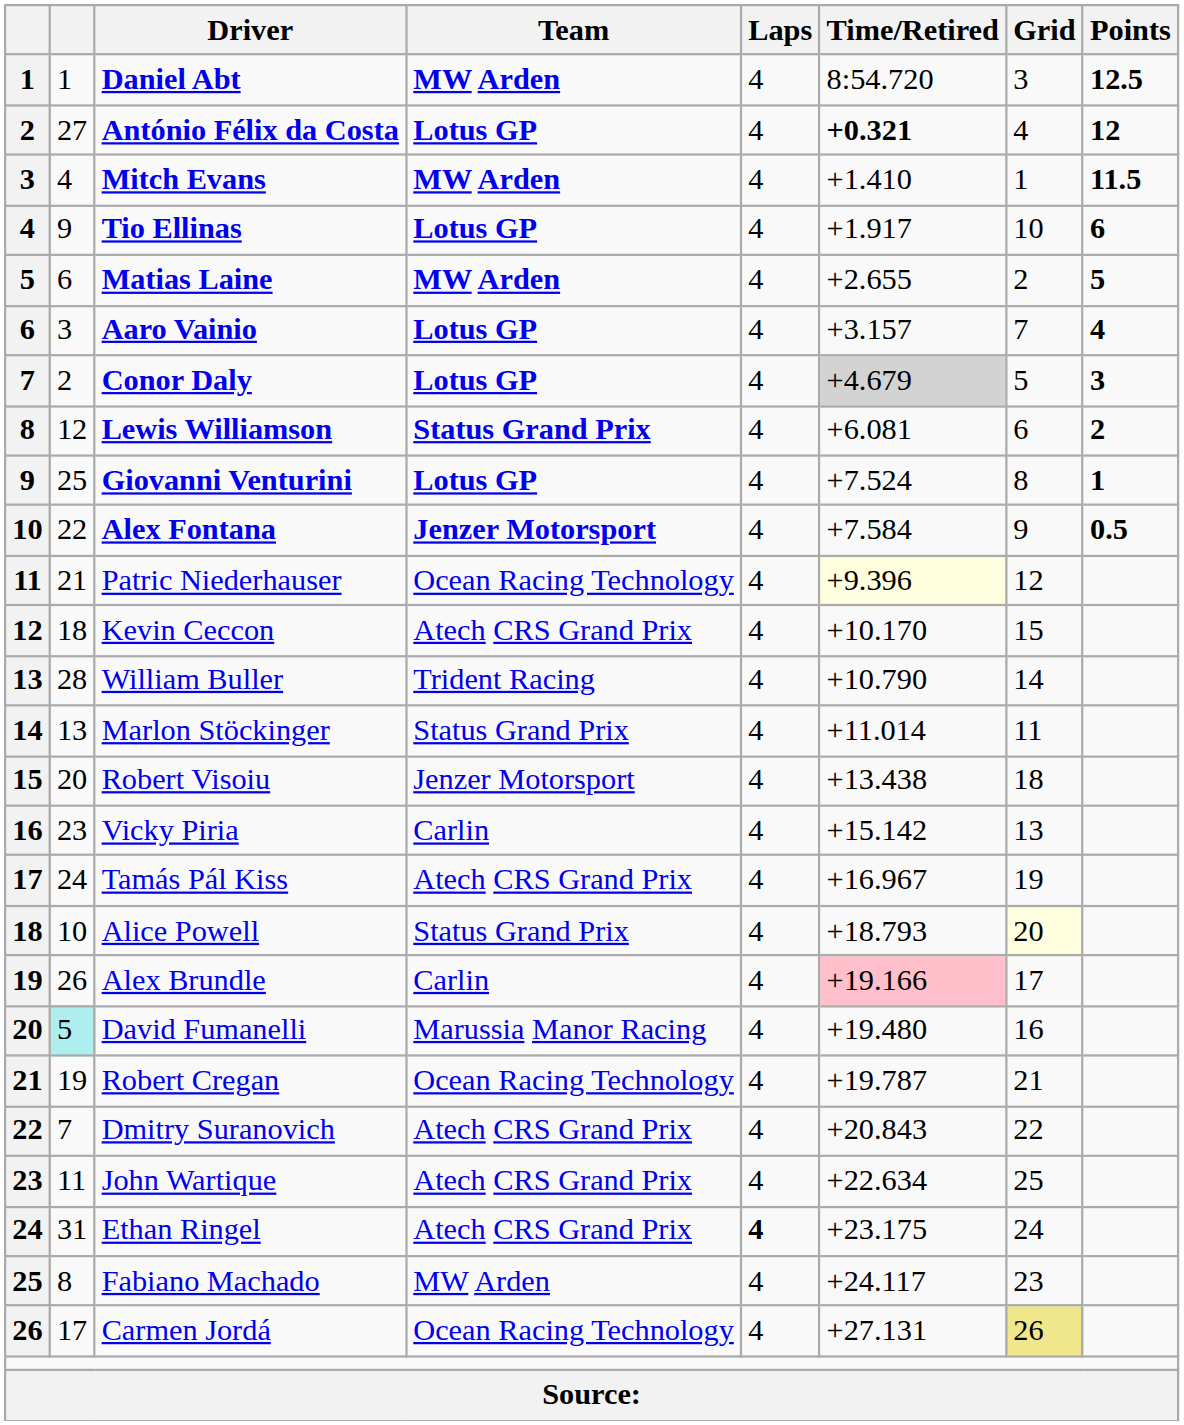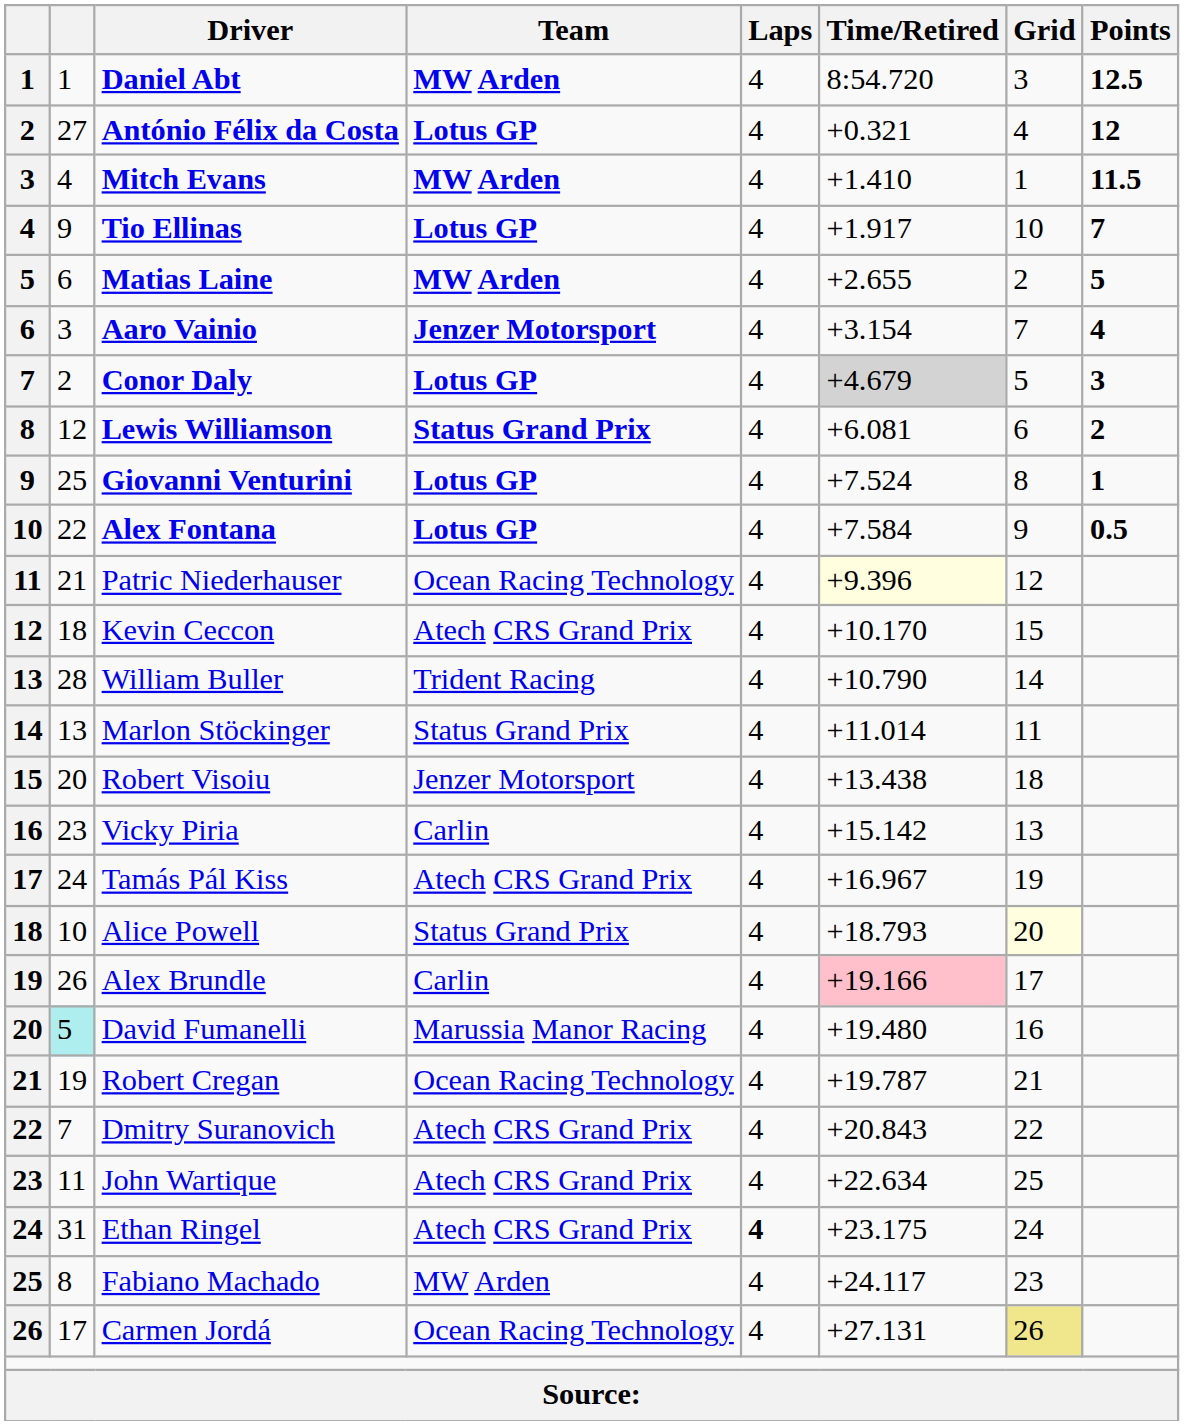(869, 129) bold -> (869, 129) normal
(1098, 229) 6 -> (1098, 229) 7
(475, 329) Lotus GP -> (535, 329) Jenzer Motorsport
(869, 329) +3.157 -> (869, 329) +3.154
(535, 529) Jenzer Motorsport -> (475, 529) Lotus GP
